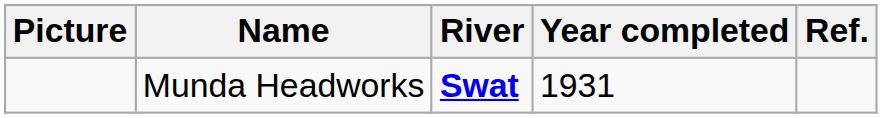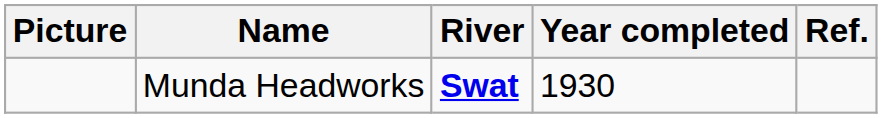(577, 84) 1931 -> (577, 84) 1930
